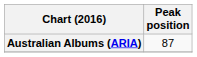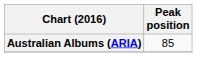(168, 43) 87 -> (168, 43) 85
